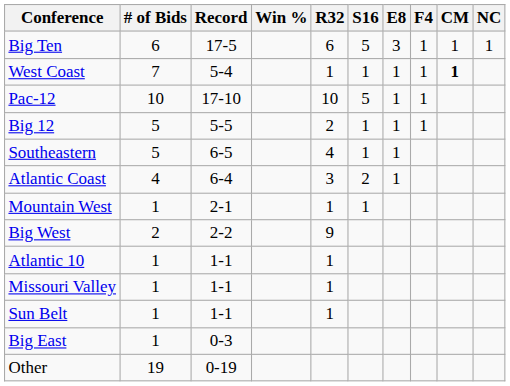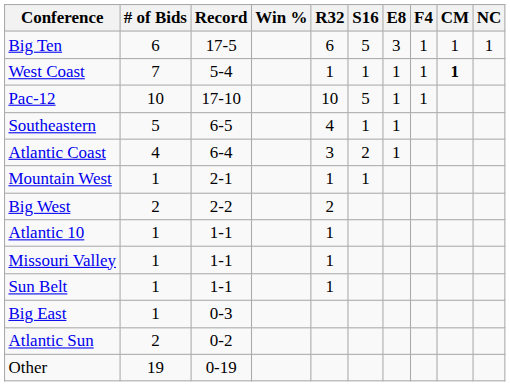- row: (31, 125)
(330, 233) 9 -> (330, 206) 2
+ row: (51, 340)
